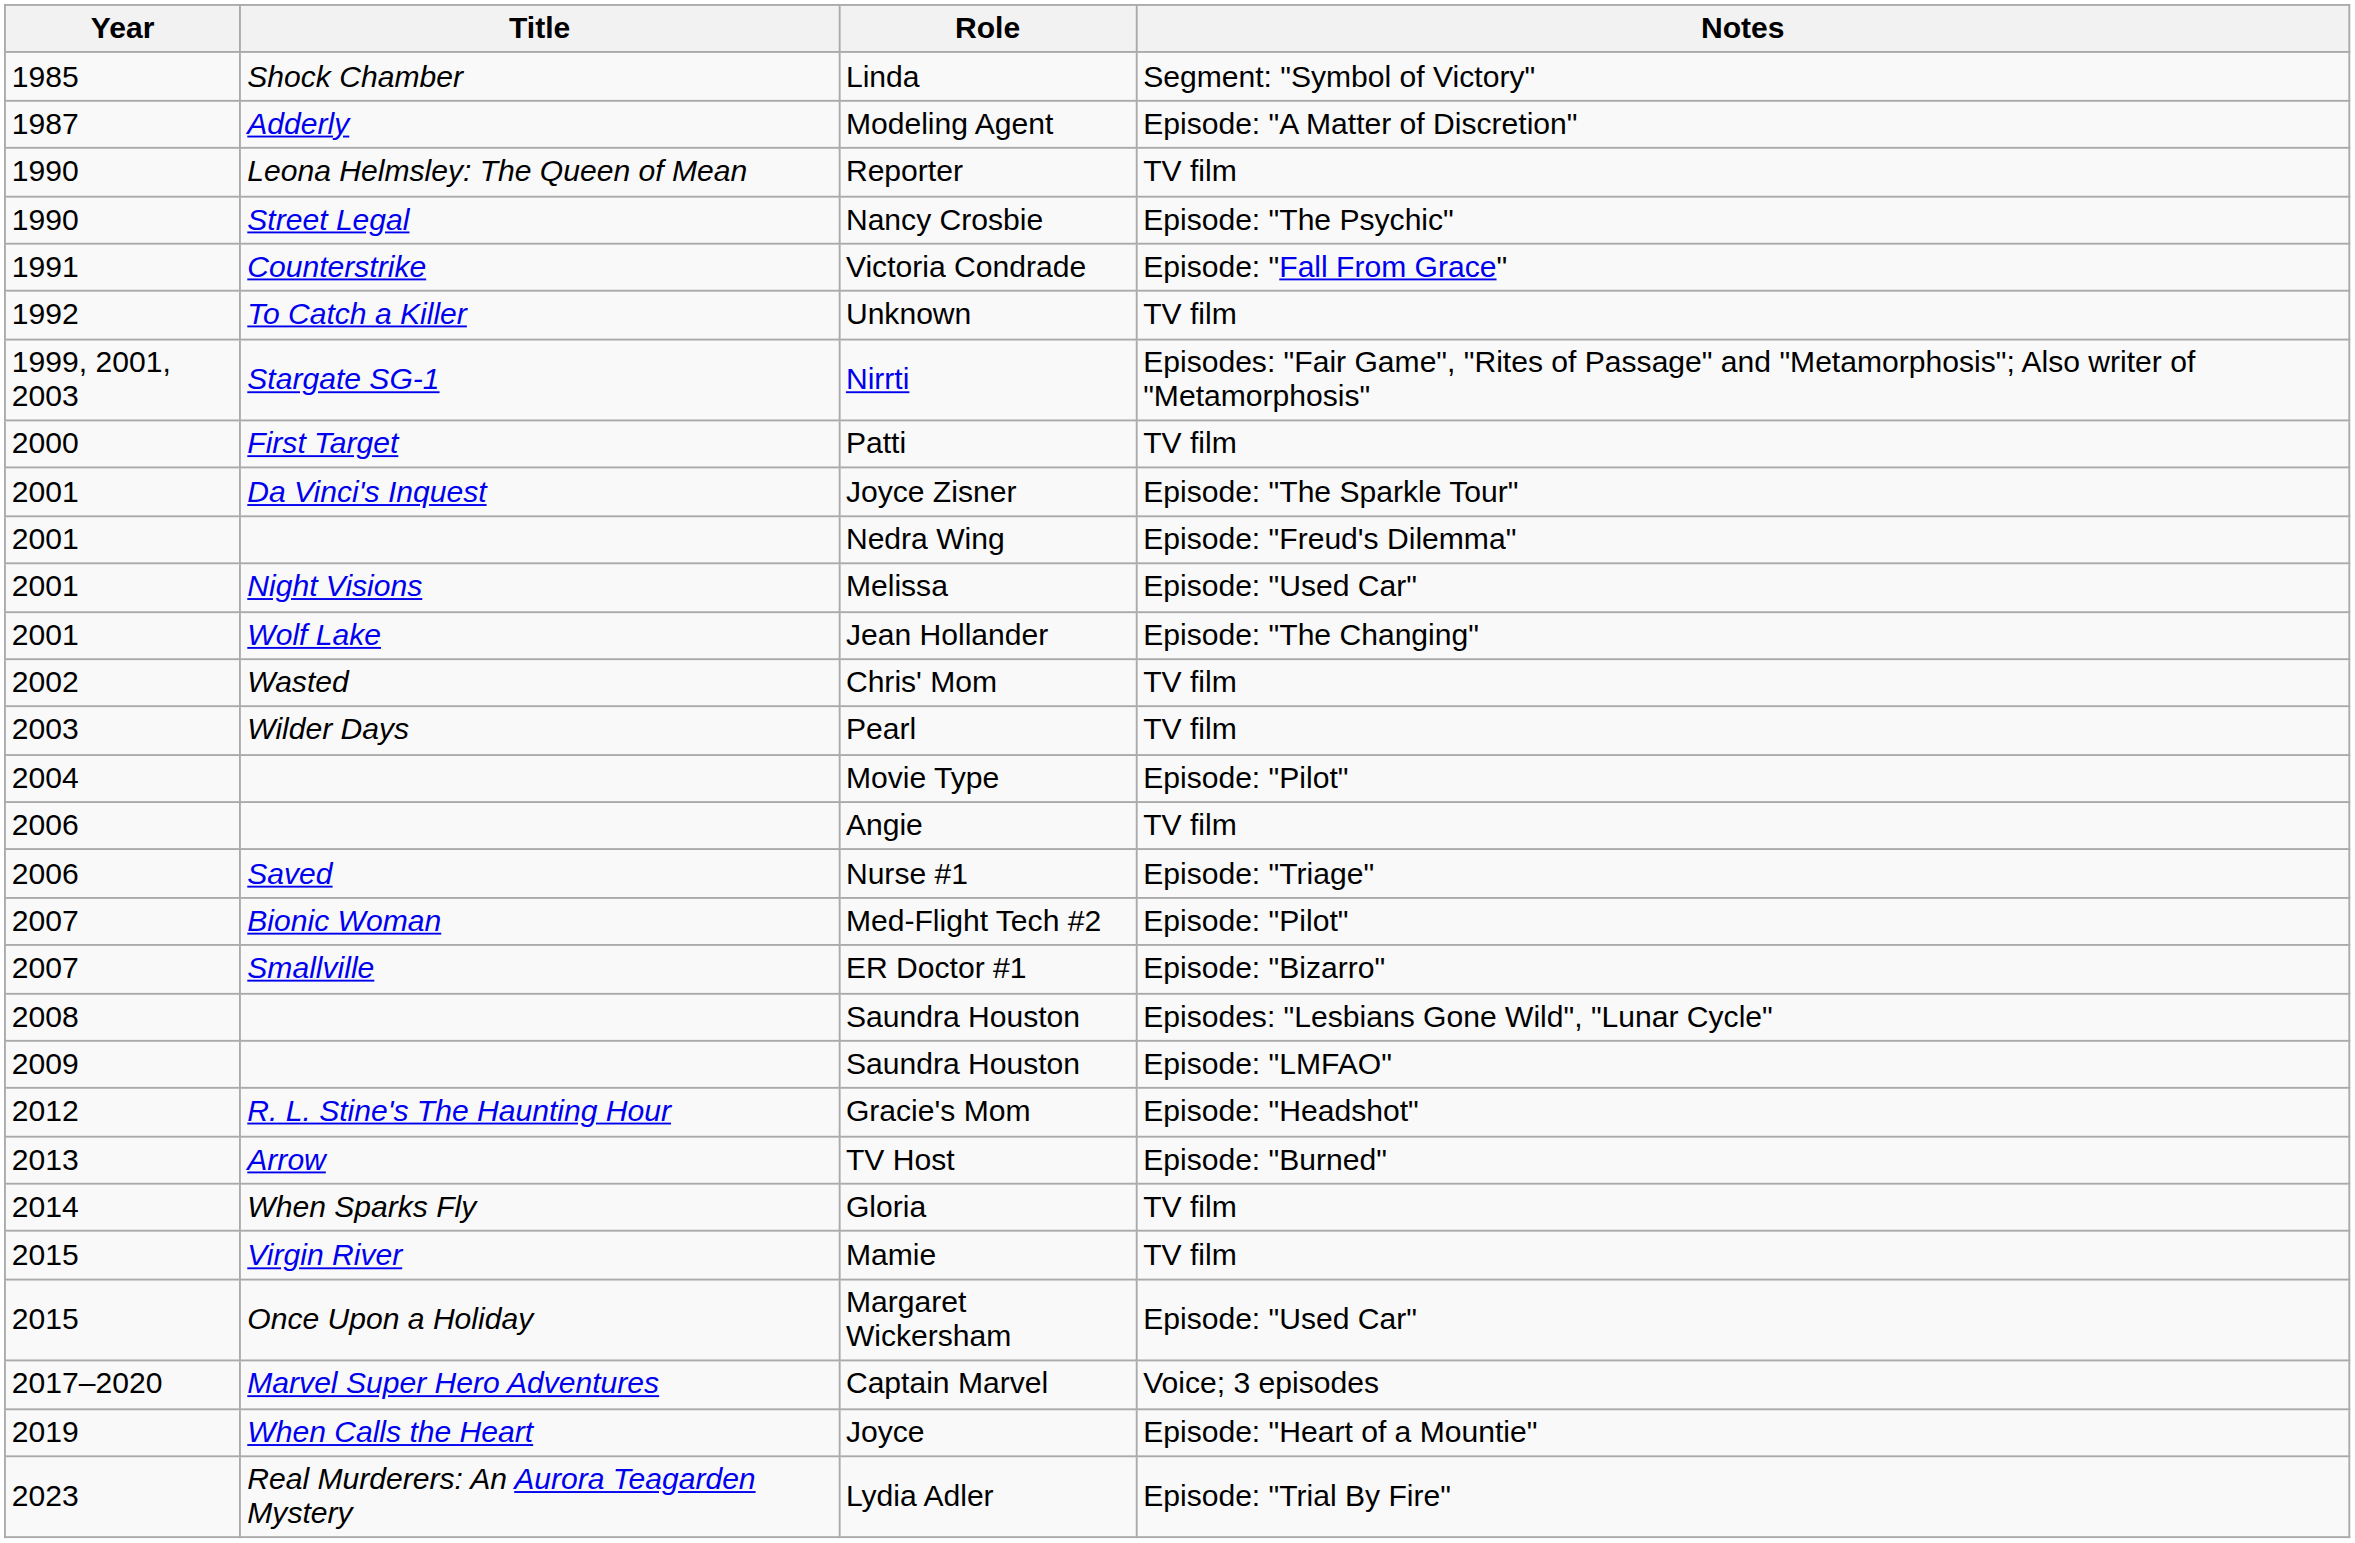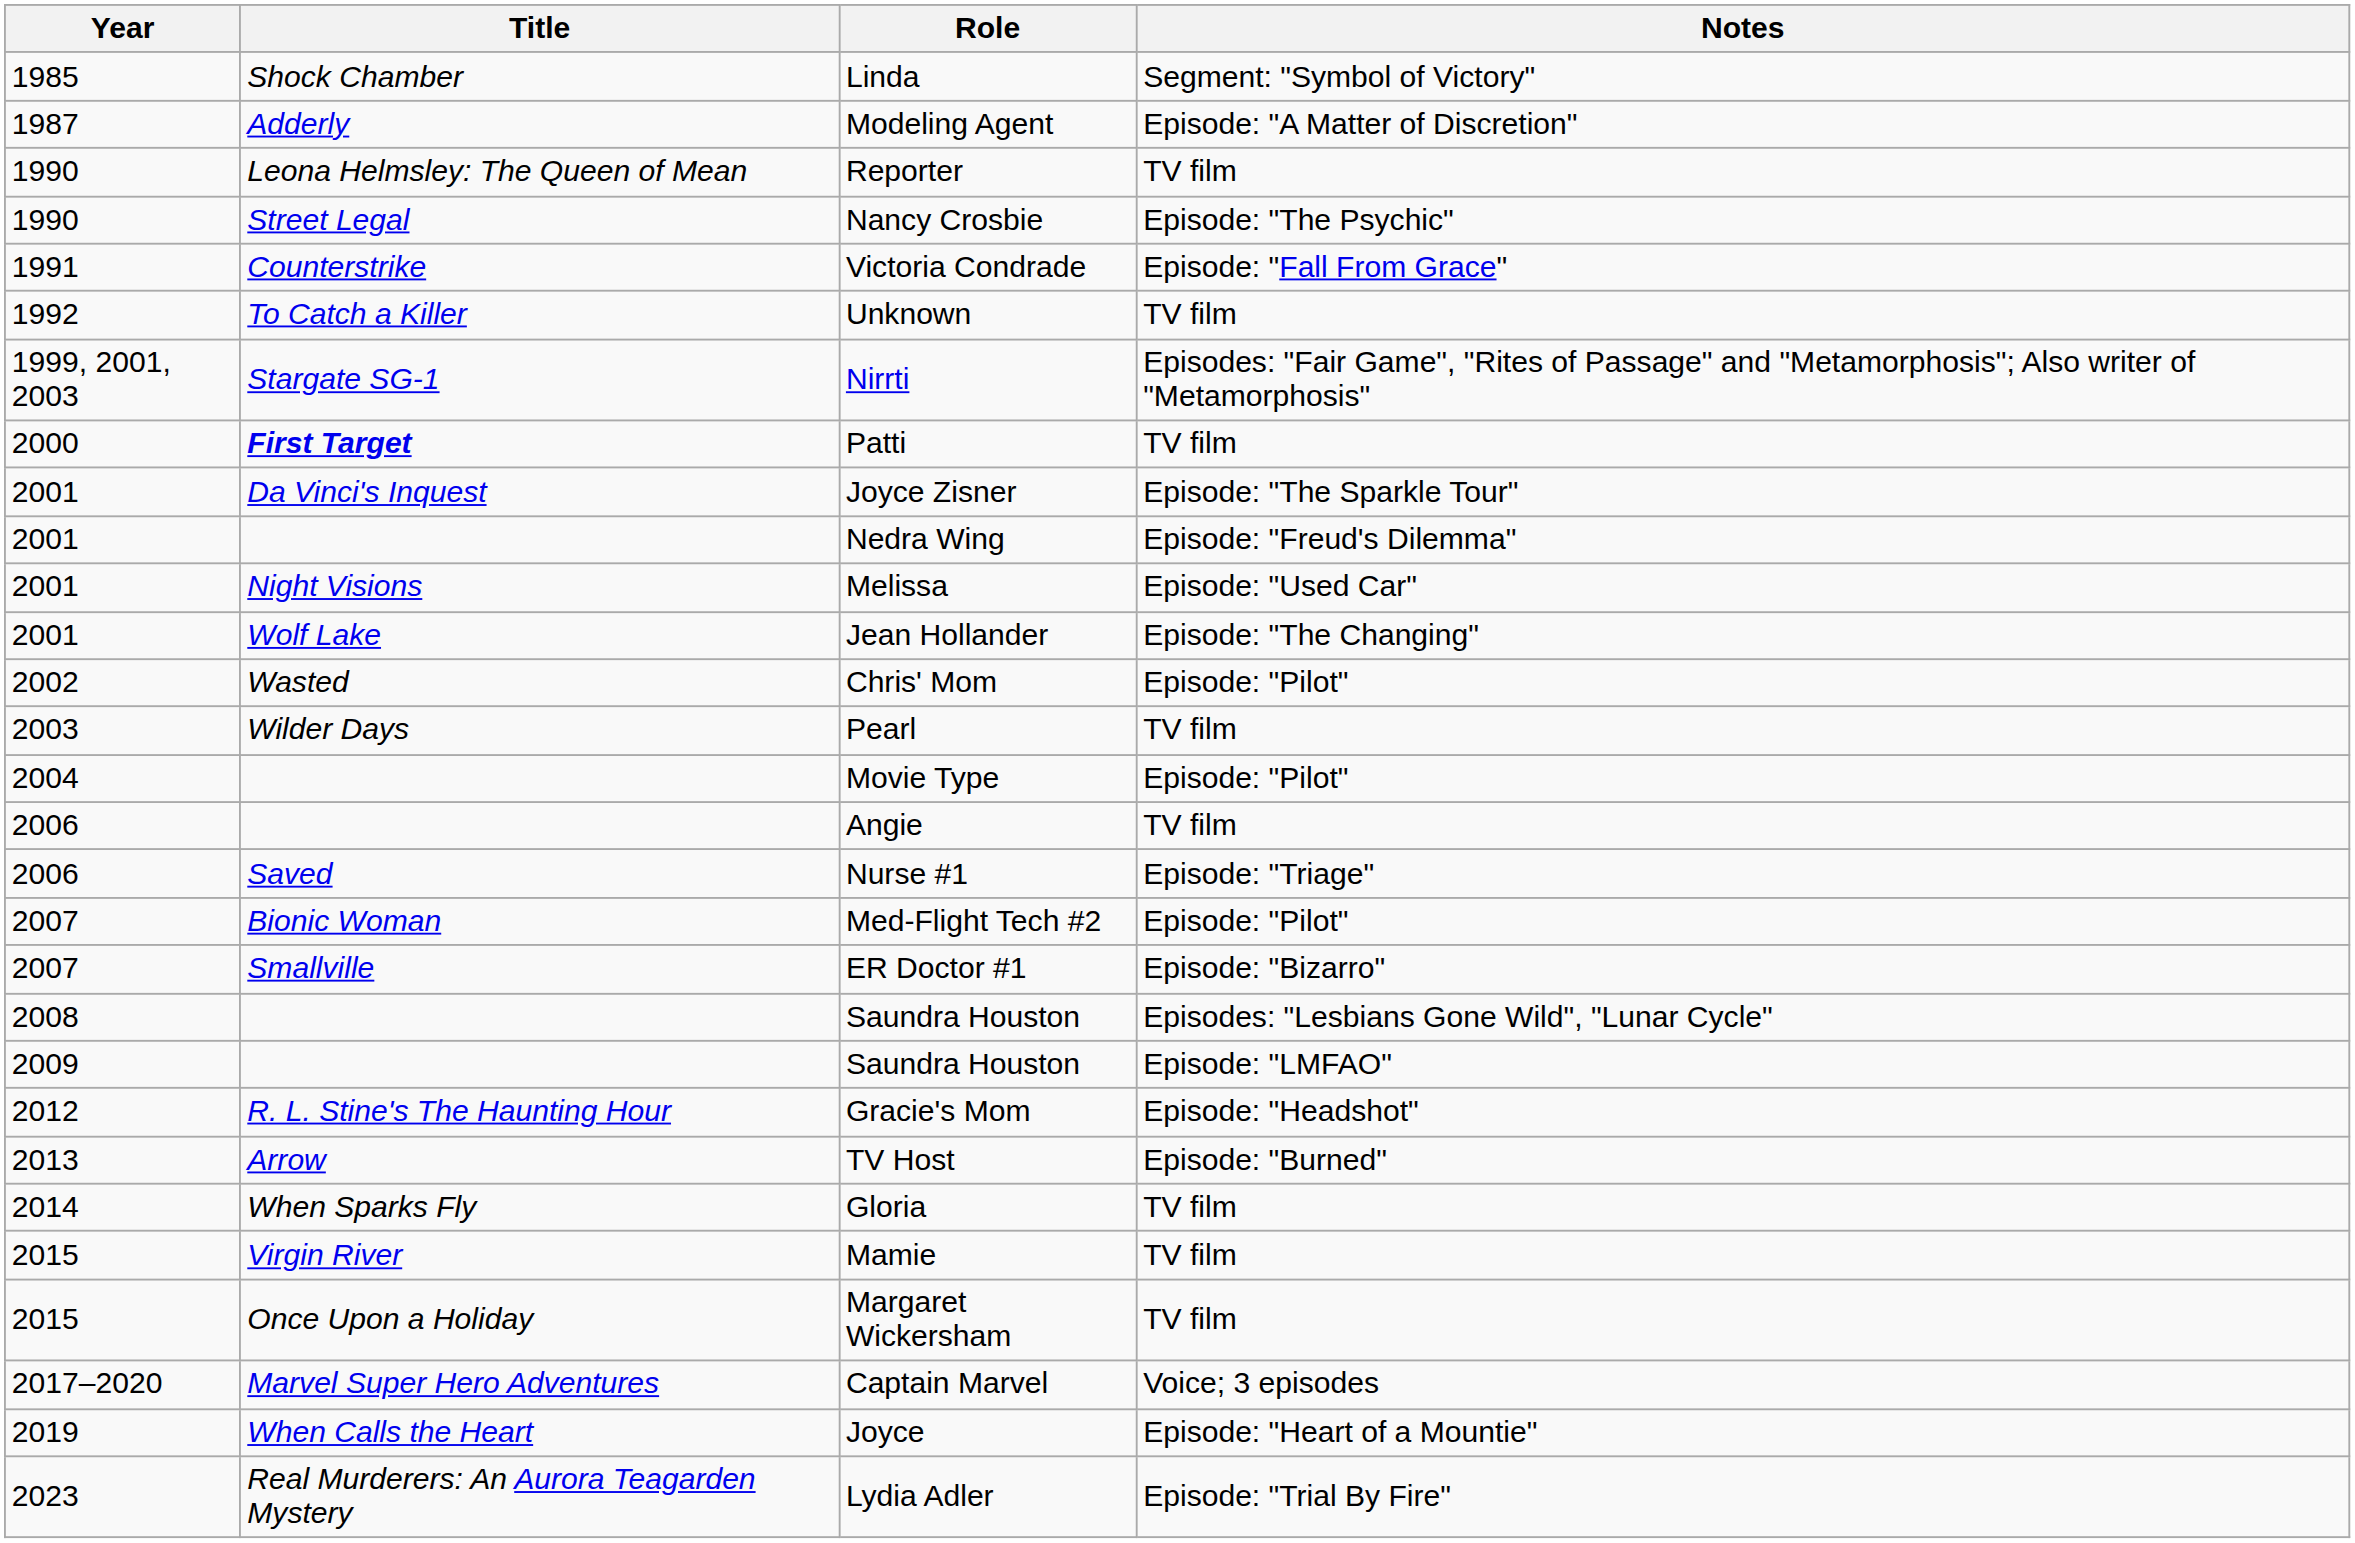(323, 443) normal -> (329, 443) bold
(1190, 682) TV film -> (1246, 682) Episode: "Pilot"
(1280, 1319) Episode: "Used Car" -> (1190, 1319) TV film
